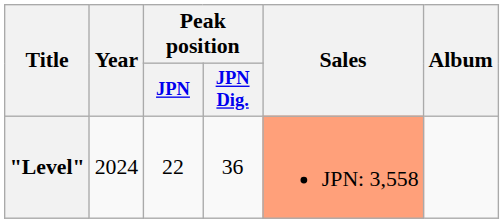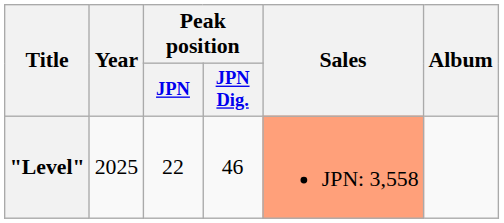(116, 167) 2024 -> (116, 167) 2025
(233, 167) 36 -> (233, 167) 46
